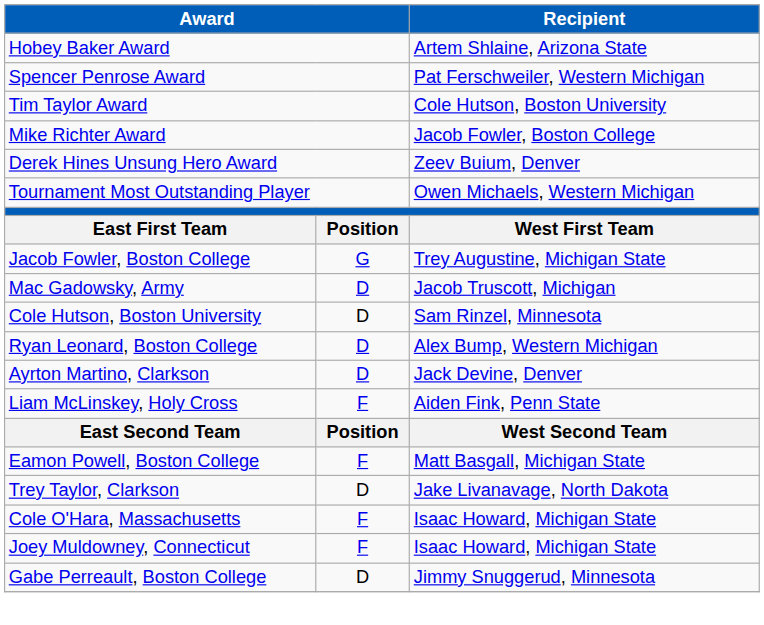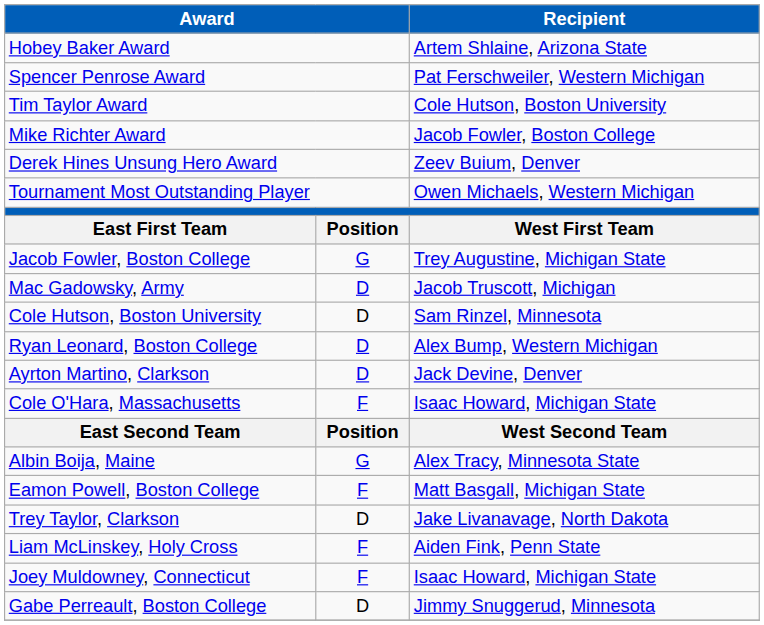rows swapped: (125, 519) <-> (123, 403)
+ row: (82, 461)
